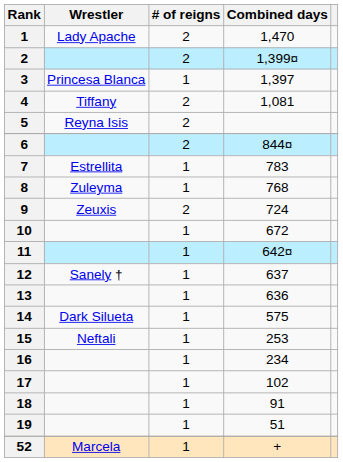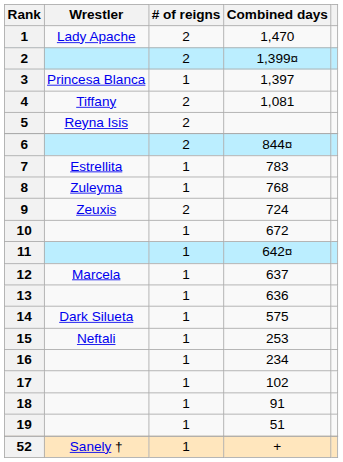(96, 274) Sanely † -> (96, 274) Marcela
(96, 446) Marcela -> (96, 446) Sanely †
